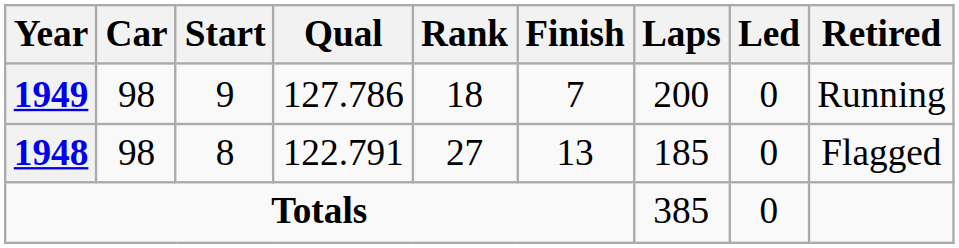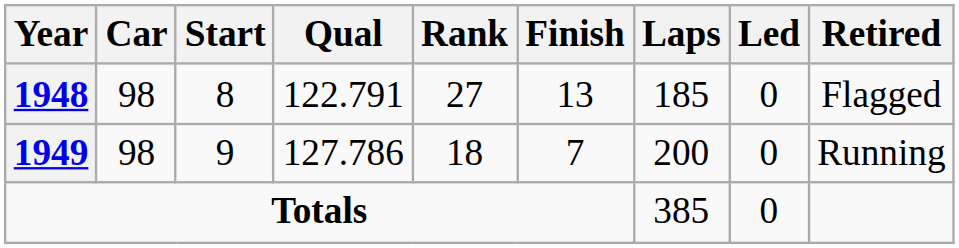rows swapped: (51, 152) <-> (51, 93)
